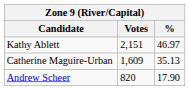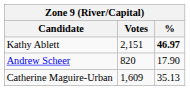(168, 45) normal -> (168, 45) bold
rows swapped: (60, 61) <-> (38, 77)
